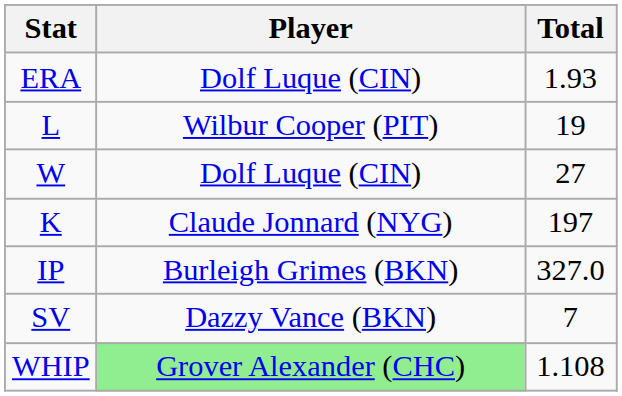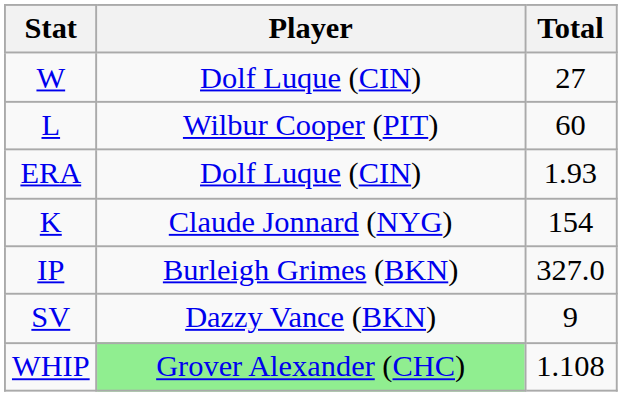rows swapped: (51, 173) <-> (51, 76)
(570, 125) 19 -> (570, 125) 60
(570, 221) 197 -> (570, 221) 154
(570, 317) 7 -> (570, 317) 9
